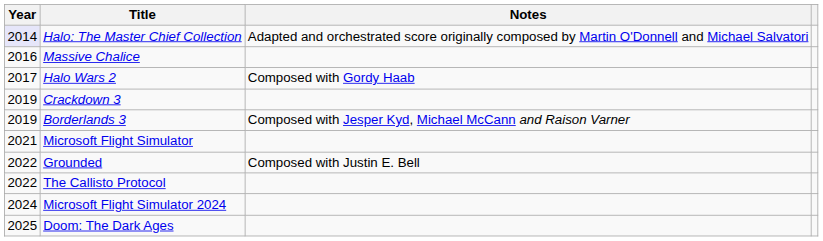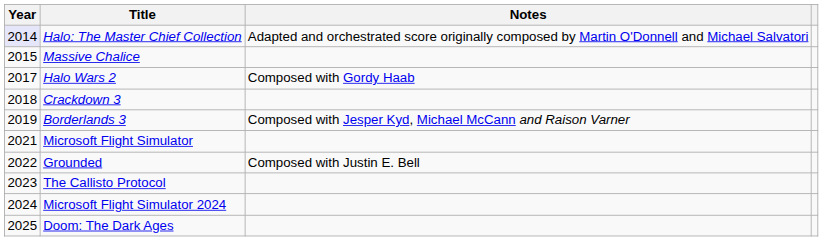(22, 57) 2016 -> (22, 57) 2015
(22, 99) 2019 -> (22, 99) 2018
(22, 183) 2022 -> (22, 183) 2023
